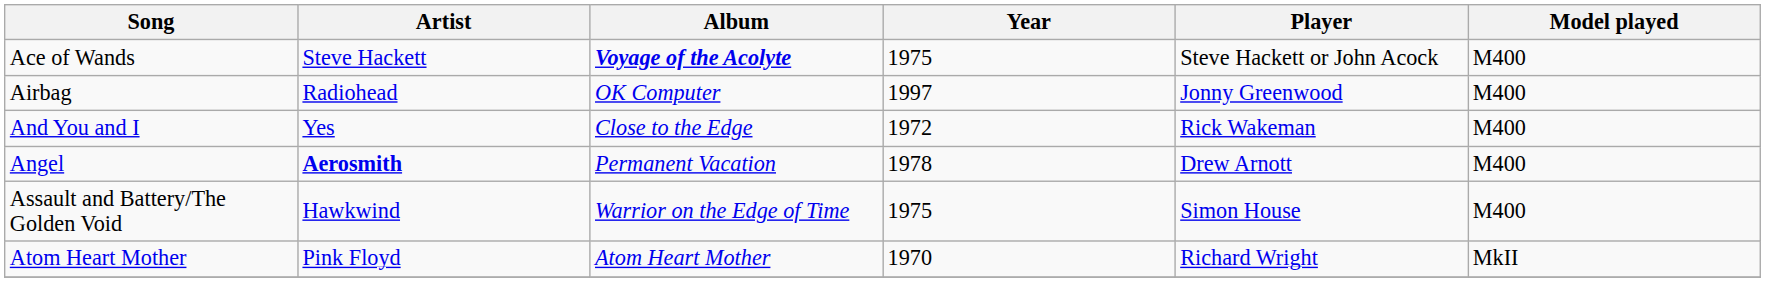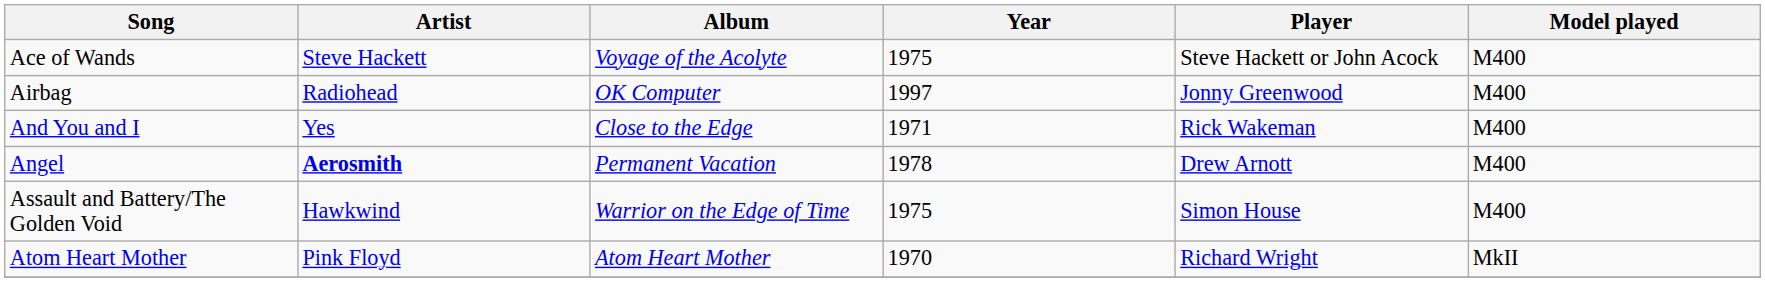(693, 57) bold -> (691, 57) normal
(910, 127) 1972 -> (910, 127) 1971
